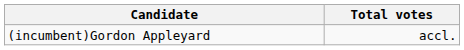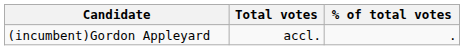+ column: (392, 15)
